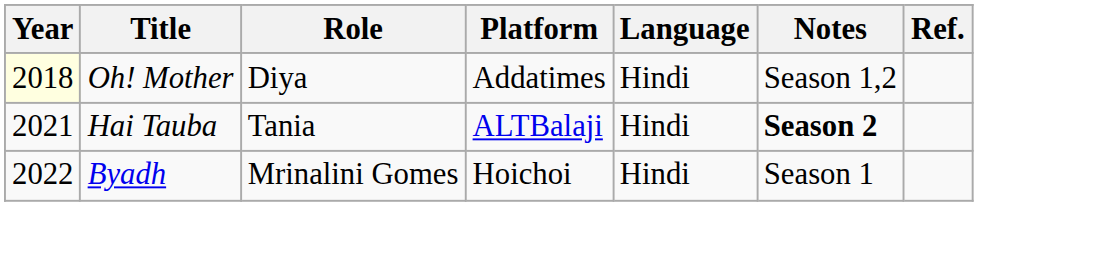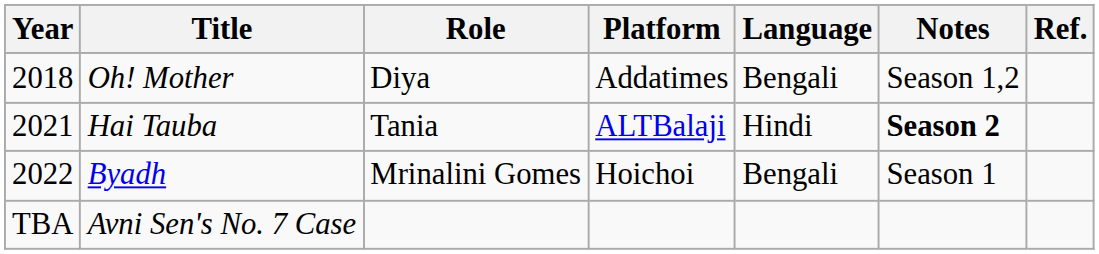(43, 77) lightyellow background -> (43, 77) no background
(655, 77) Hindi -> (790, 77) Bengali
(655, 175) Hindi -> (790, 175) Bengali
+ row: (222, 223)
